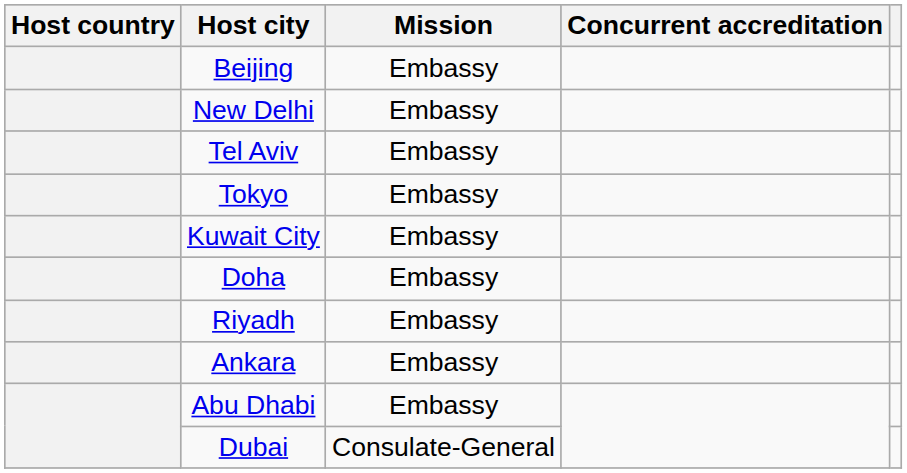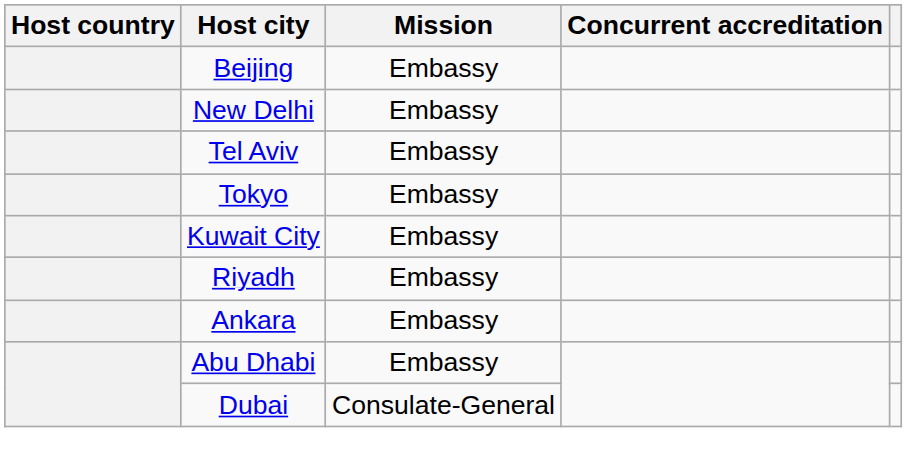- row: (253, 278)
